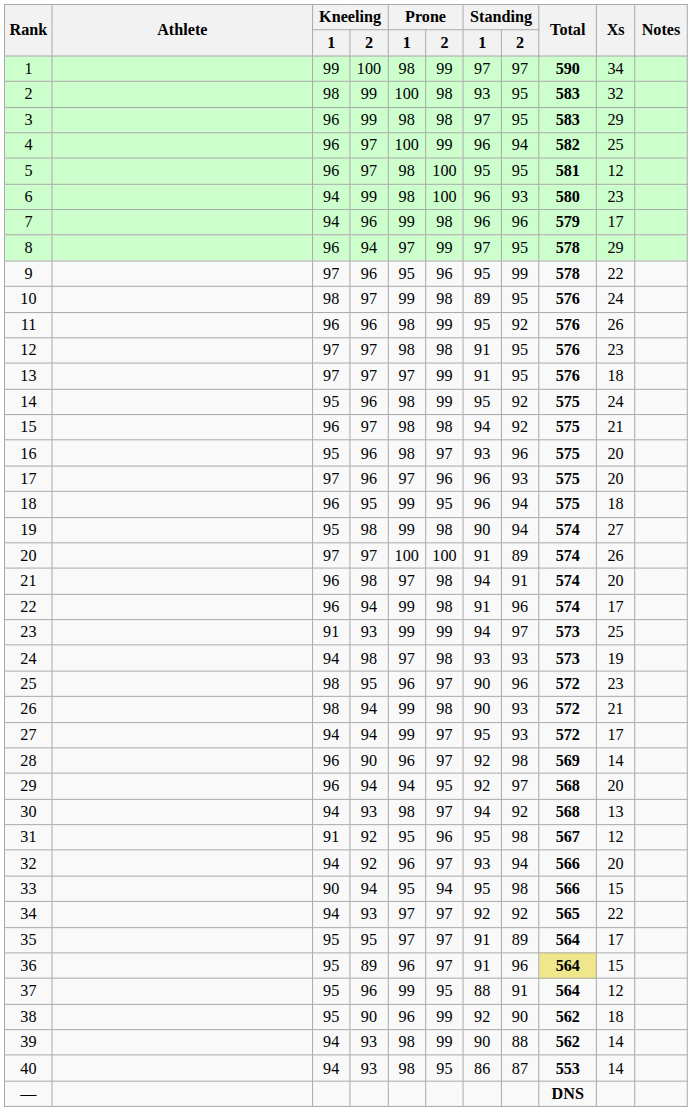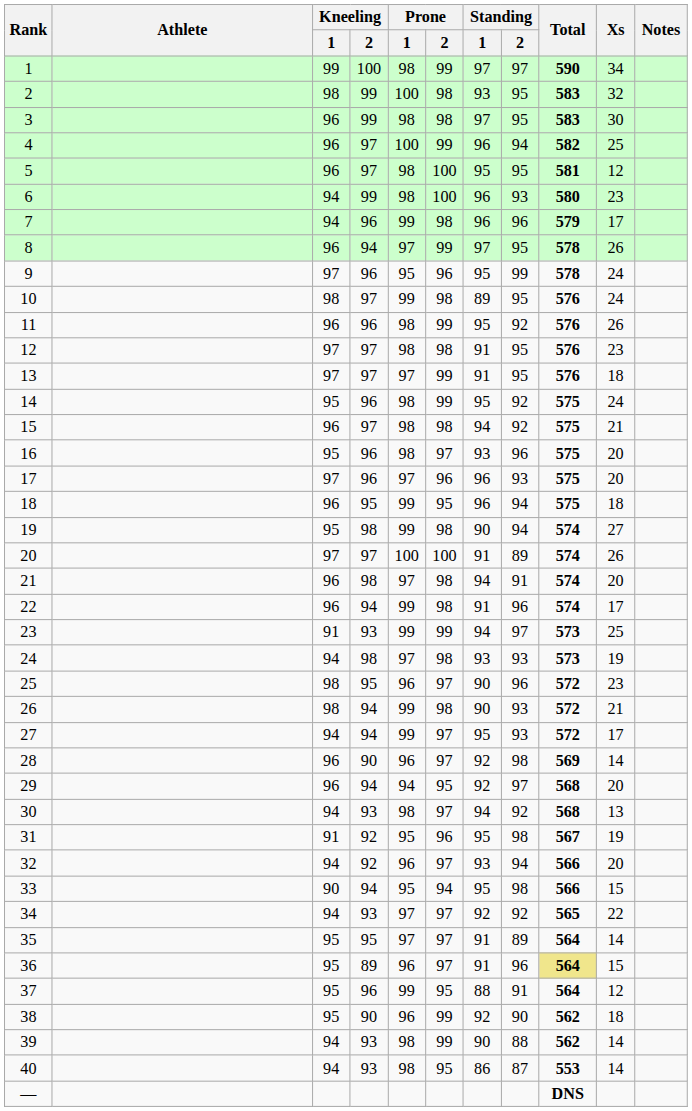(616, 119) 29 -> (616, 119) 30
(616, 247) 29 -> (616, 247) 26
(616, 273) 22 -> (616, 273) 24
(616, 837) 12 -> (616, 837) 19
(616, 939) 17 -> (616, 939) 14
